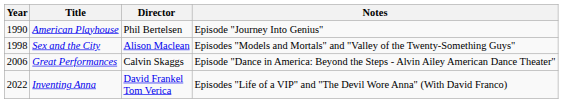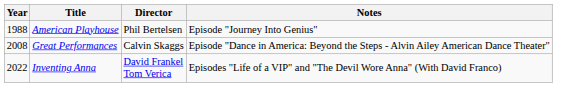(17, 29) 1990 -> (17, 29) 1988
- row: (66, 45)
(17, 62) 2006 -> (17, 45) 2008
